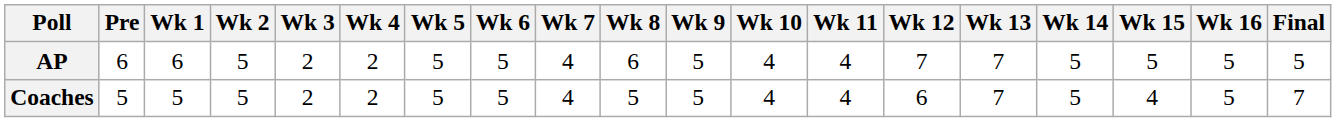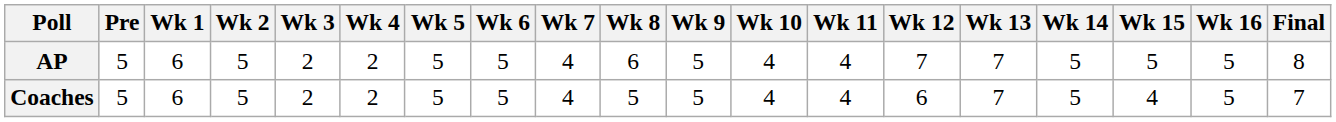(122, 60) 6 -> (122, 60) 5
(1299, 60) 5 -> (1299, 60) 8
(177, 97) 5 -> (177, 97) 6
